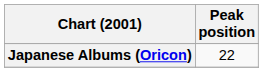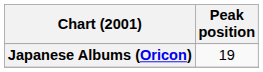(227, 55) 22 -> (227, 55) 19
